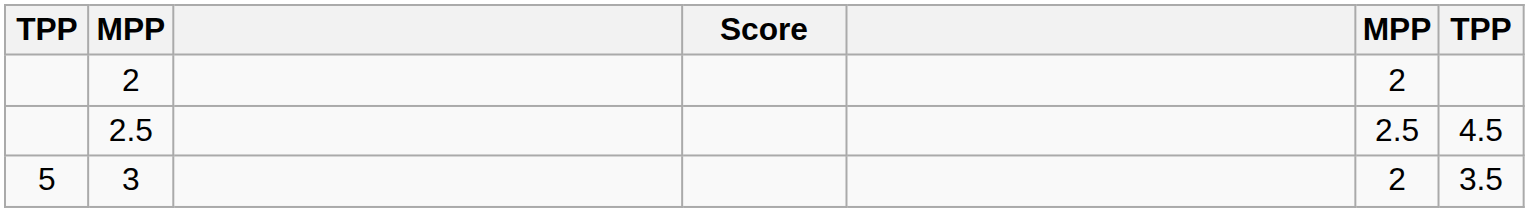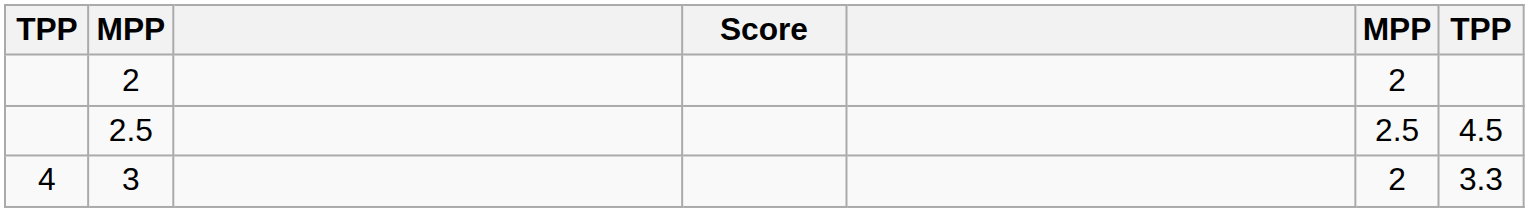(47, 180) 5 -> (47, 180) 4
(1481, 180) 3.5 -> (1481, 180) 3.3
